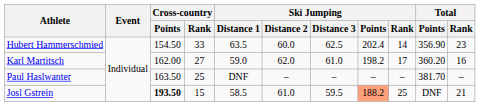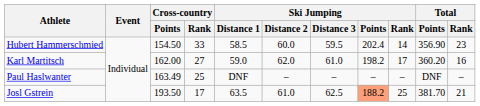(238, 45) 63.5 -> (238, 45) 58.5
(334, 45) 62.5 -> (334, 45) 59.5
(167, 77) 163.50 -> (167, 77) 163.49
(432, 77) 381.70 -> (432, 77) DNF
(167, 93) bold -> (167, 93) normal
(199, 93) 15 -> (199, 93) 17
(238, 93) 58.5 -> (238, 93) 63.5
(334, 93) 59.5 -> (334, 93) 62.5
(432, 93) DNF -> (432, 93) 381.70
